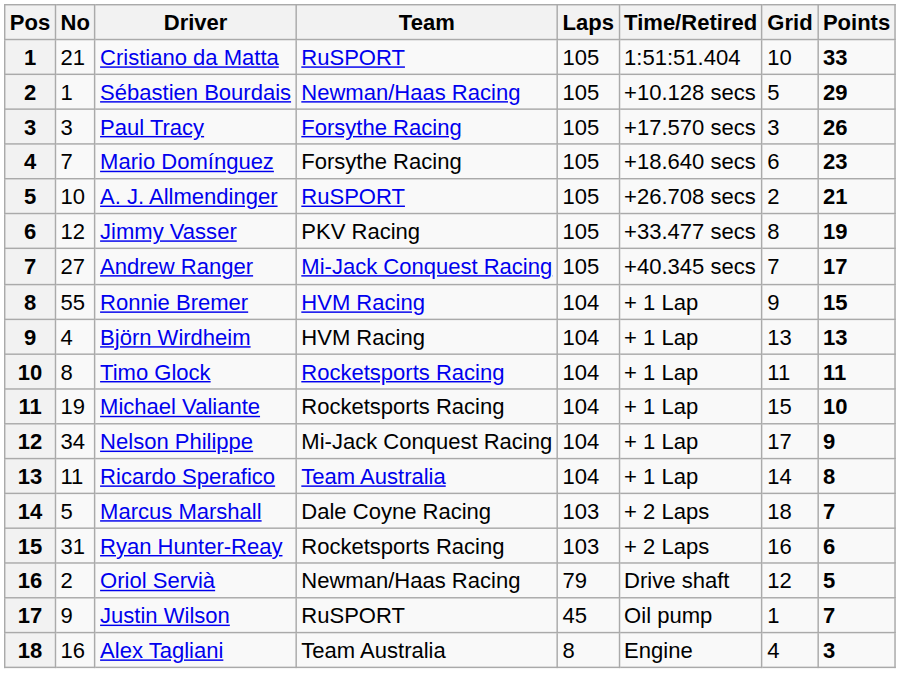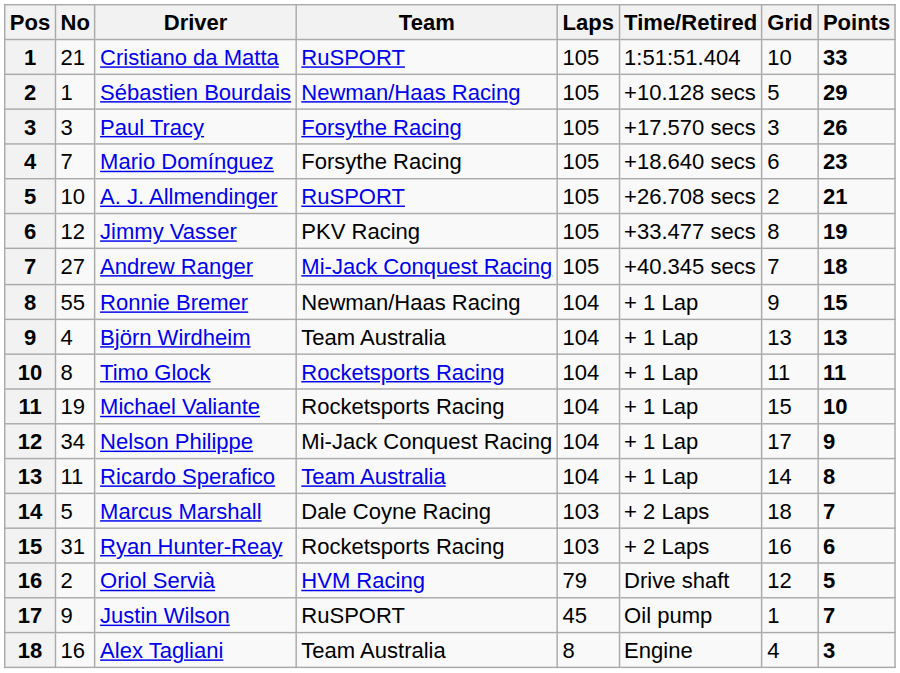(835, 267) 17 -> (835, 267) 18
(363, 301) HVM Racing -> (411, 301) Newman/Haas Racing
(363, 336) HVM Racing -> (374, 336) Team Australia
(411, 581) Newman/Haas Racing -> (363, 581) HVM Racing
